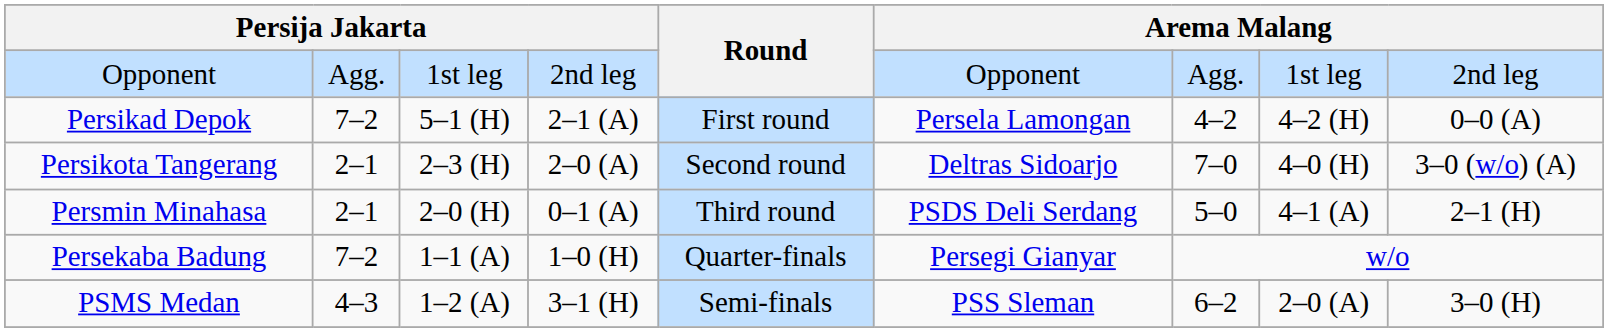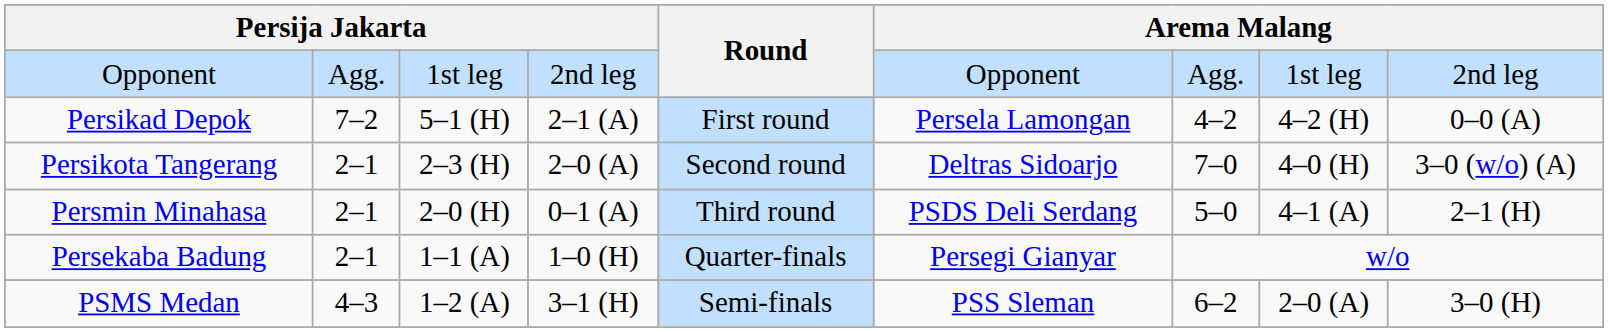(357, 257) 7–2 -> (357, 257) 2–1
